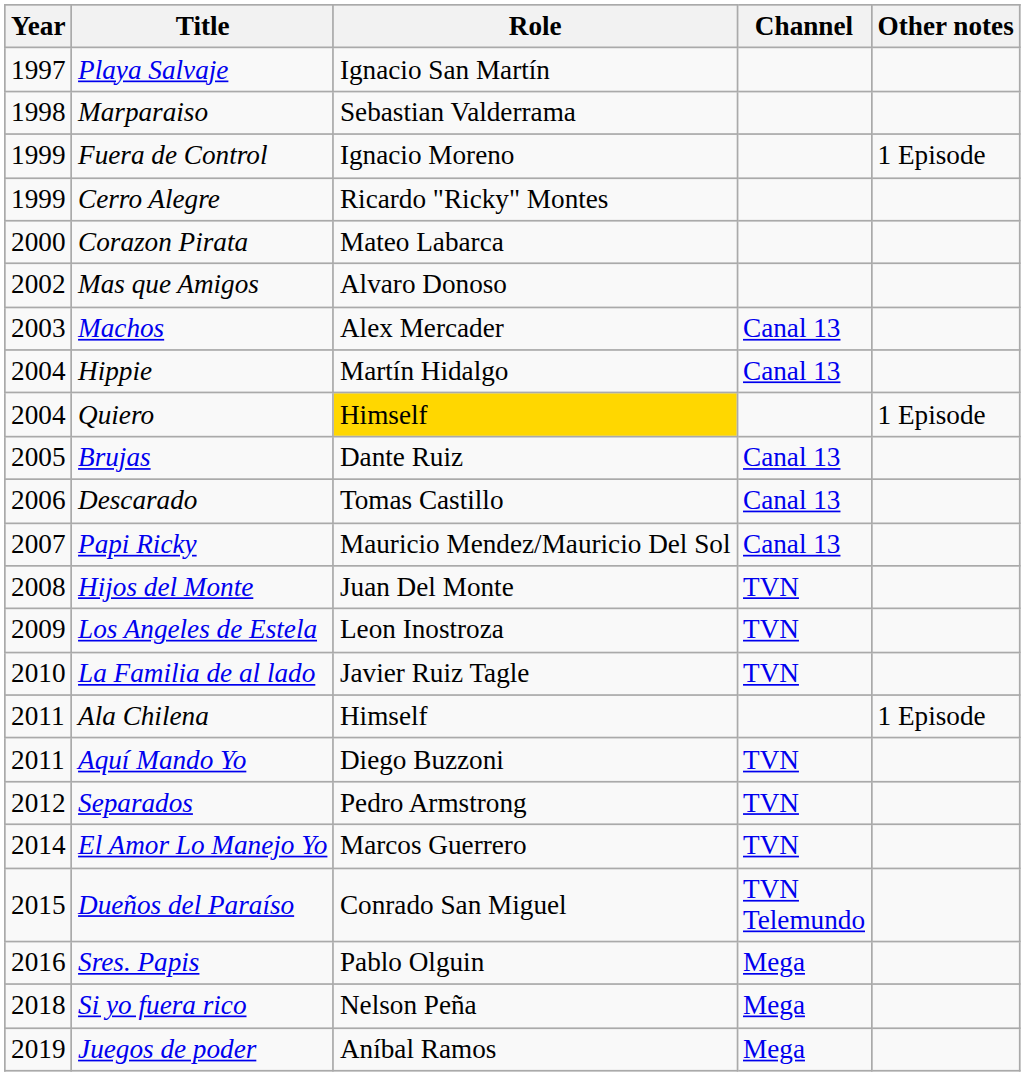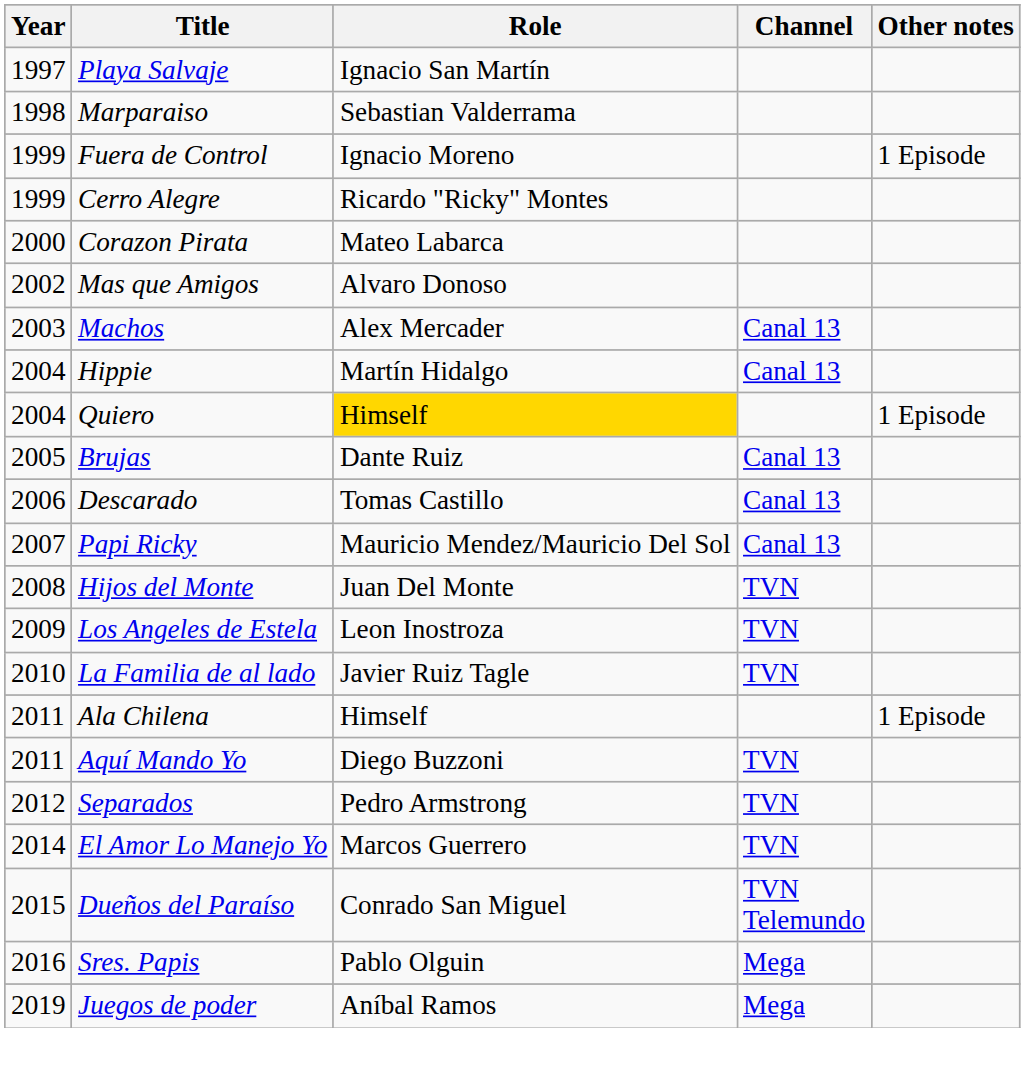- row: (162, 1005)
